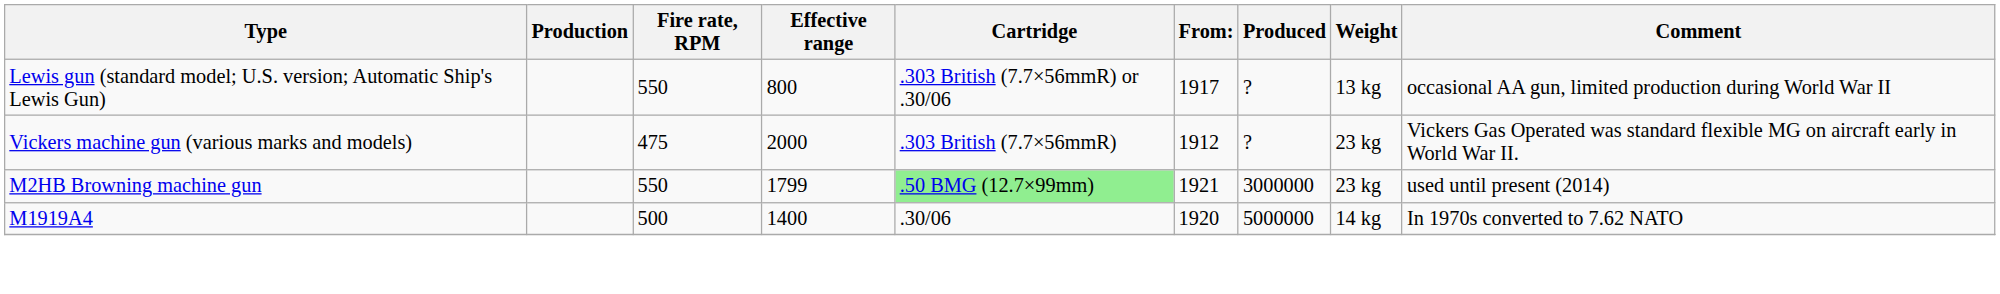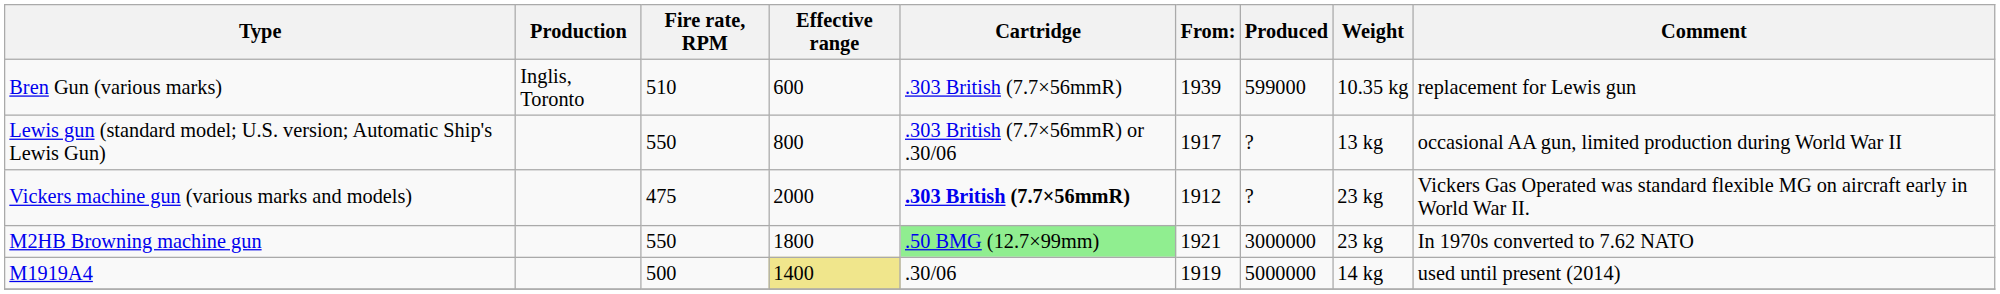+ row: (116, 87)
(1008, 142) normal -> (1017, 197) bold
(787, 185) 1799 -> (794, 240) 1800
(1508, 185) used until present (2014) -> (1556, 240) In 1970s converted to 7.62 NATO
(787, 218) no background -> (794, 273) khaki background
(1199, 218) 1920 -> (1201, 273) 1919
(1545, 218) In 1970s converted to 7.62 NATO -> (1519, 273) used until present (2014)
